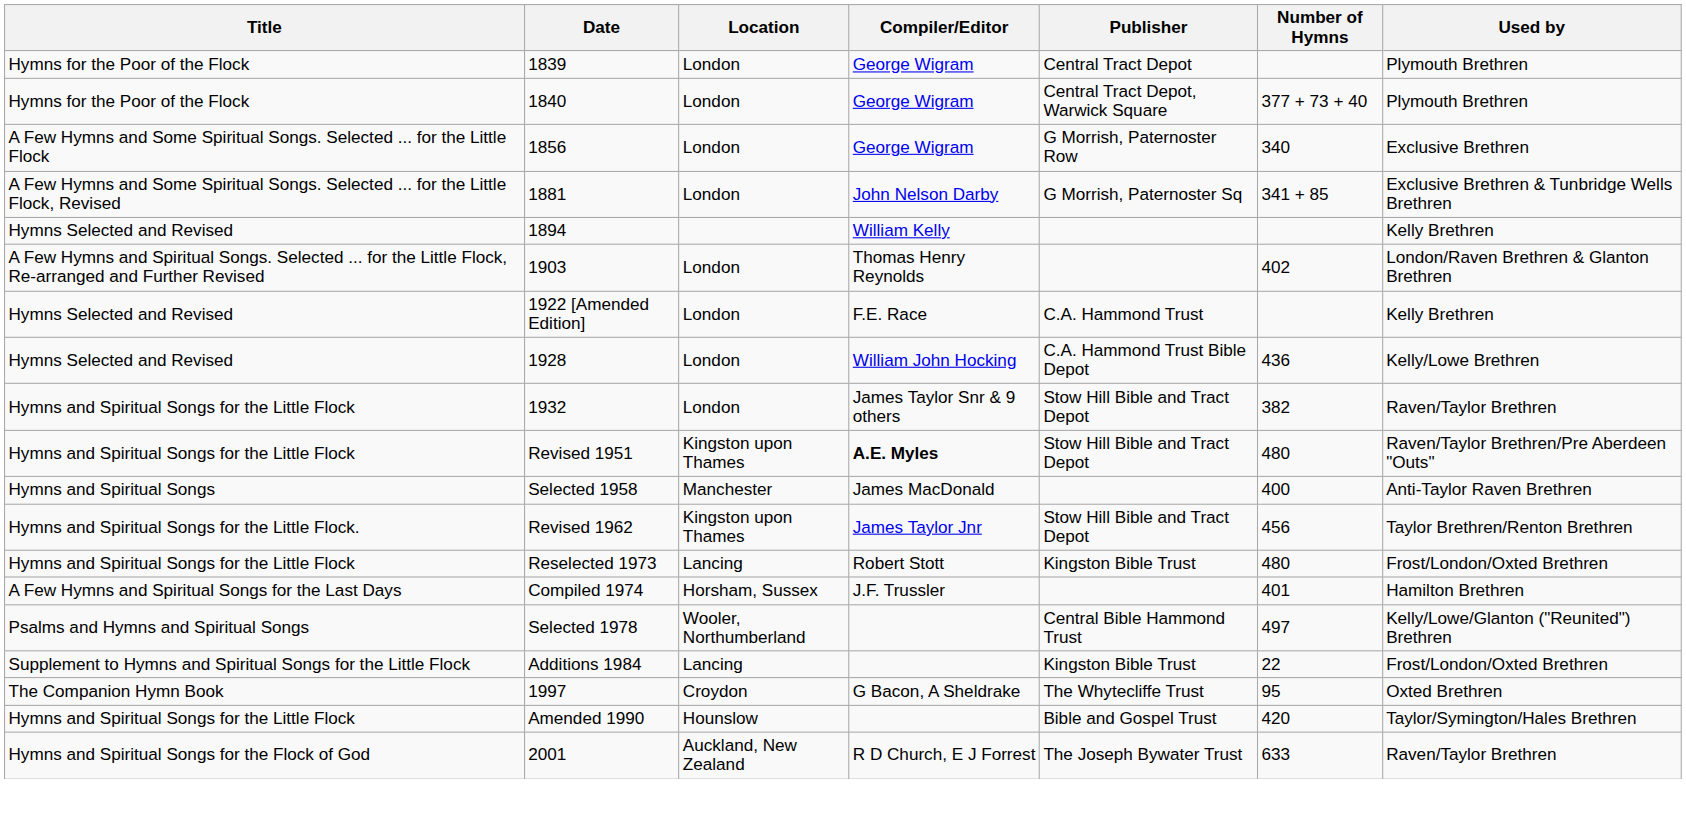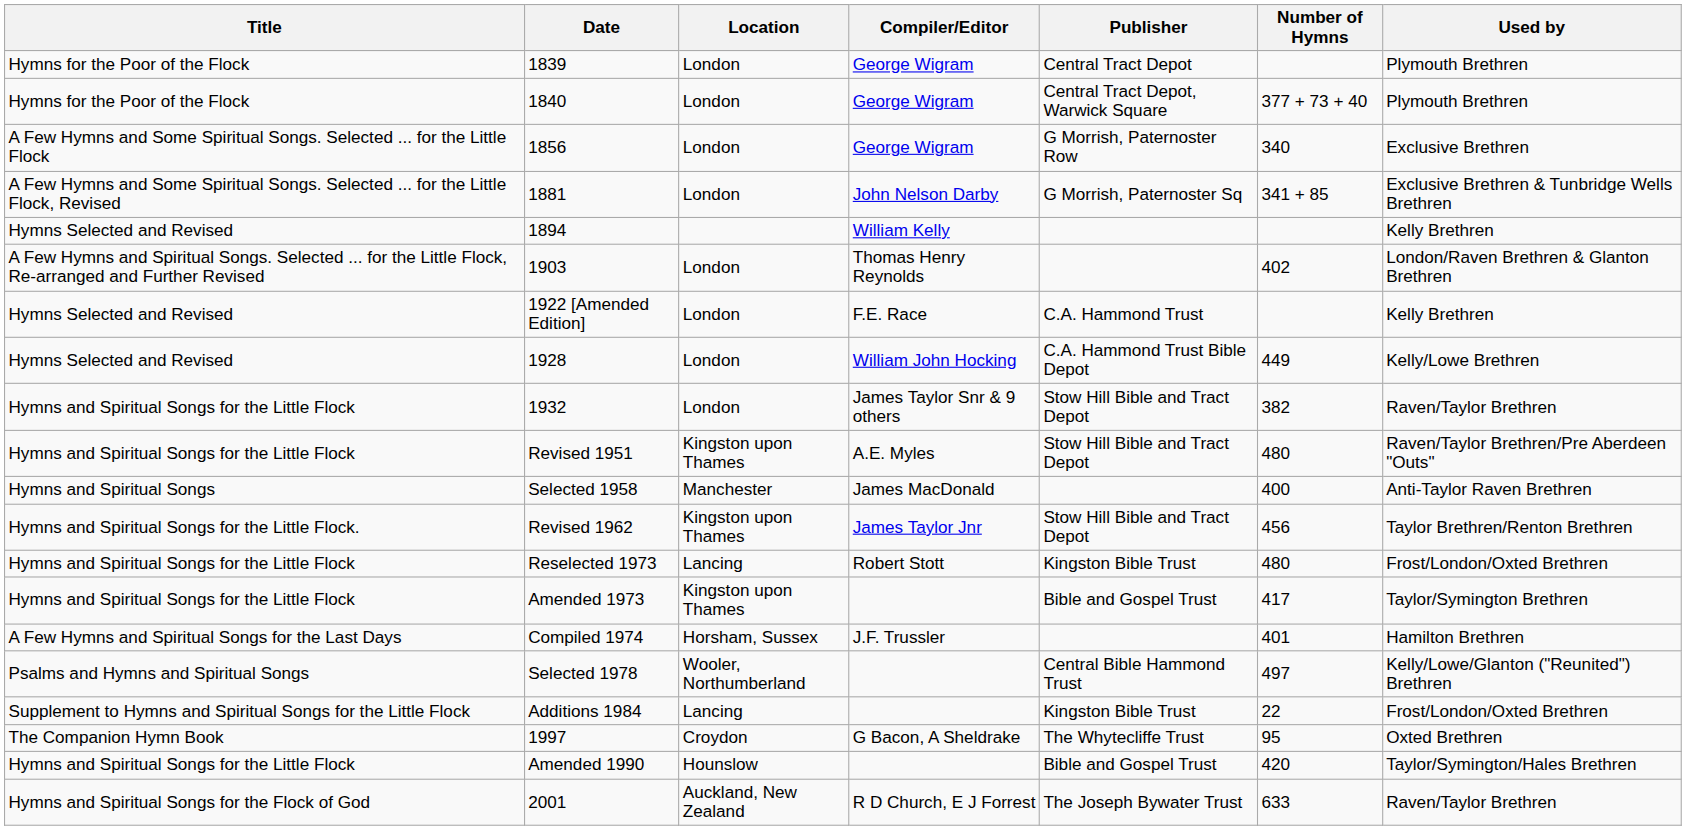(1276, 360) 436 -> (1276, 360) 449
(896, 453) bold -> (894, 453) normal
+ row: (586, 600)
